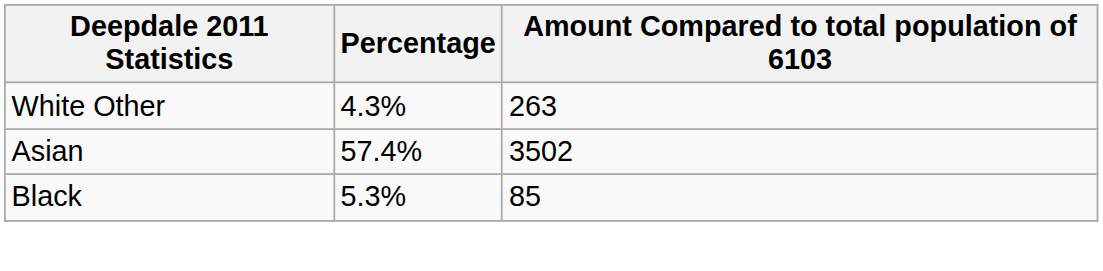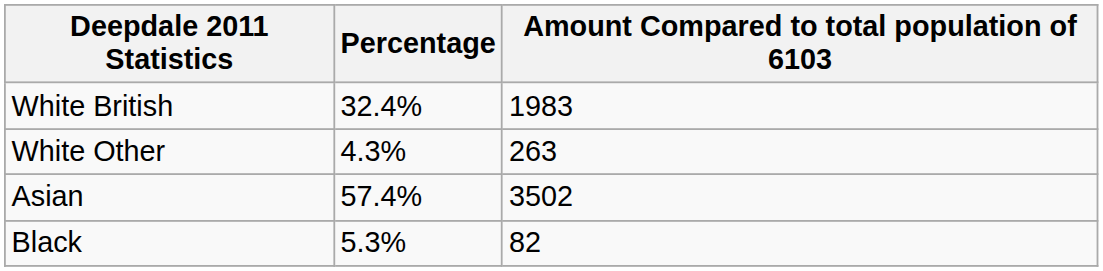+ row: (92, 105)
(525, 196) 85 -> (525, 242) 82
